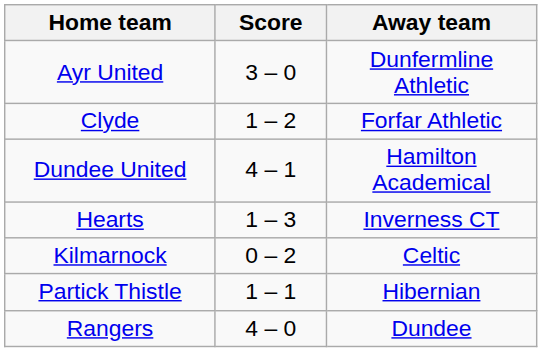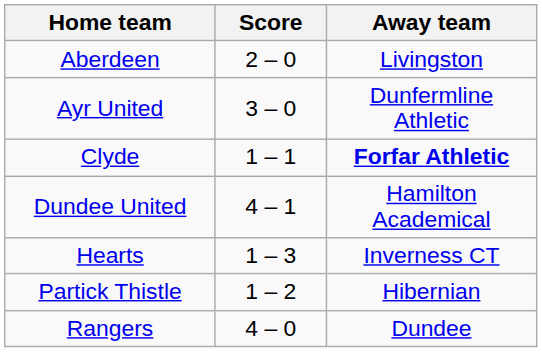+ row: (110, 58)
(271, 120) 1 – 2 -> (271, 157) 1 – 1
(431, 120) normal -> (431, 157) bold
- row: (110, 255)
(271, 291) 1 – 1 -> (271, 291) 1 – 2
